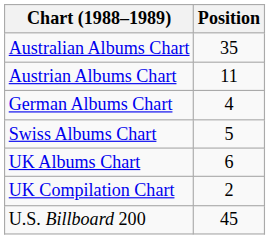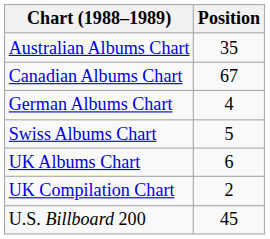- row: (93, 76)
+ row: (96, 76)
